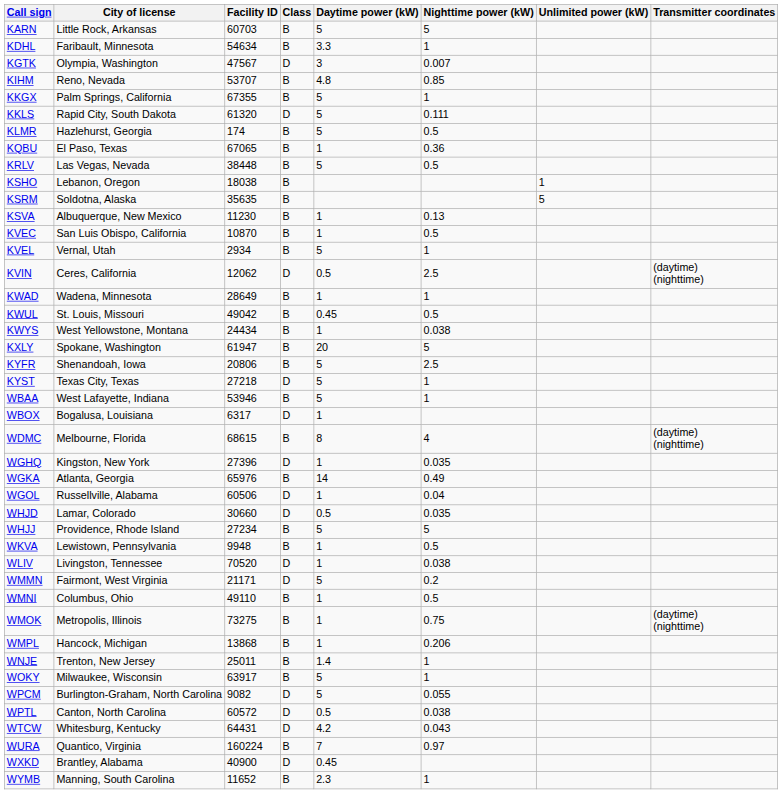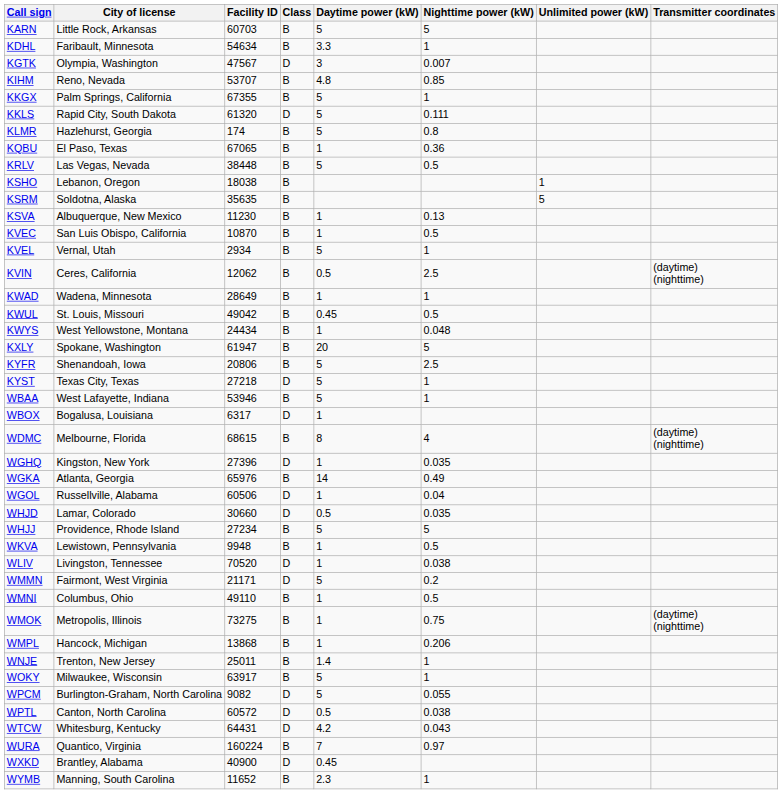(431, 132) 0.5 -> (431, 132) 0.8
(286, 274) D -> (286, 274) B
(437, 331) 0.038 -> (437, 331) 0.048
